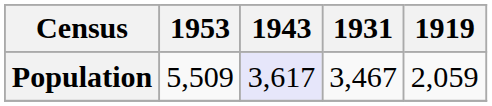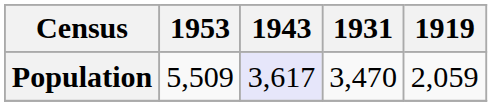(363, 76) 3,467 -> (363, 76) 3,470
